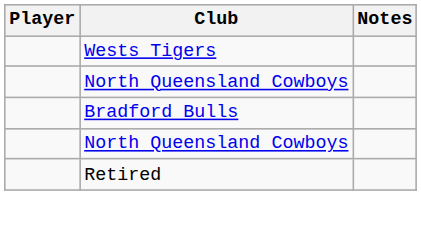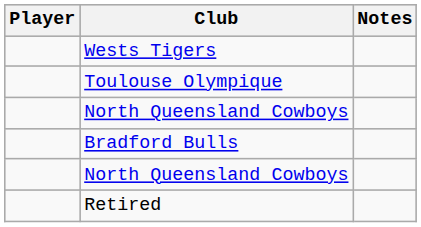+ row: (42, 82)
